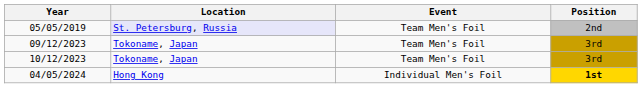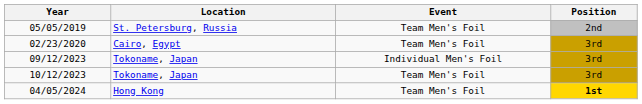(175, 28) lavender background -> (175, 28) no background
+ row: (58, 43)
(443, 43) Team Men's Foil -> (443, 59) Individual Men's Foil
(443, 75) Individual Men's Foil -> (443, 91) Team Men's Foil
